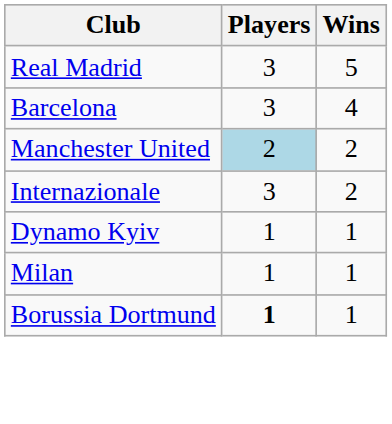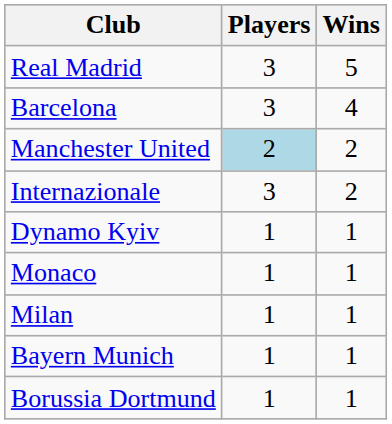+ row: (54, 273)
+ row: (92, 356)
(269, 314) bold -> (269, 397) normal
